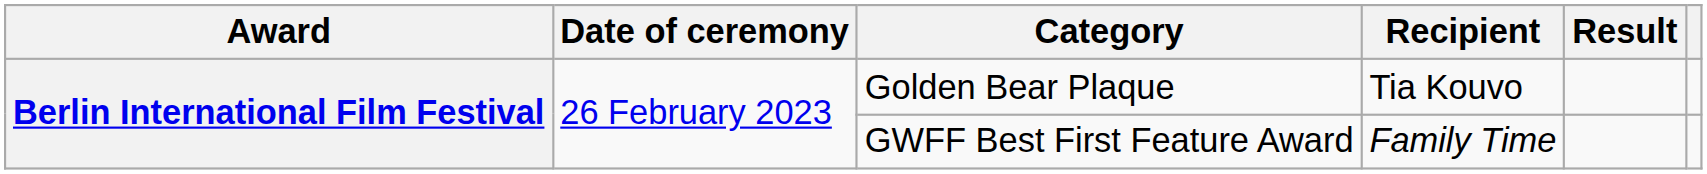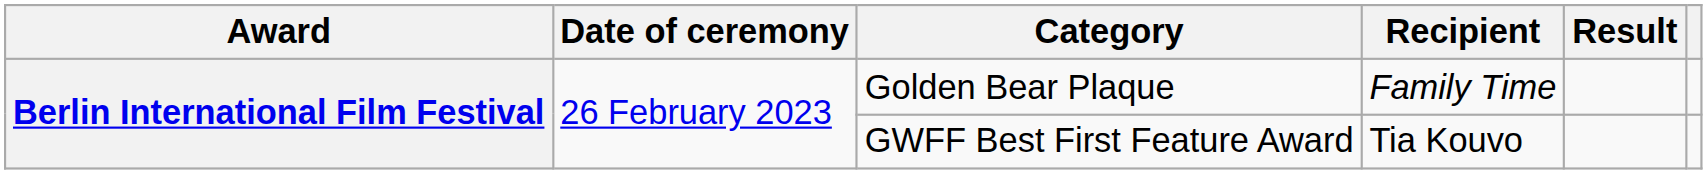(1446, 86) Tia Kouvo -> (1463, 86) Family Time
(1463, 140) Family Time -> (1446, 140) Tia Kouvo
